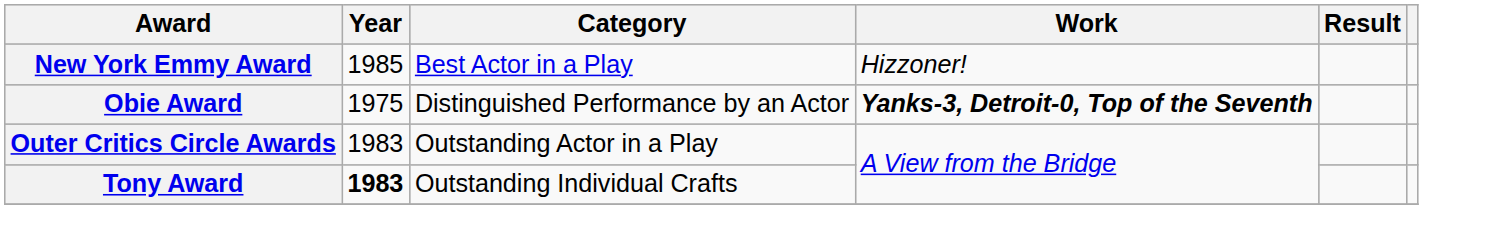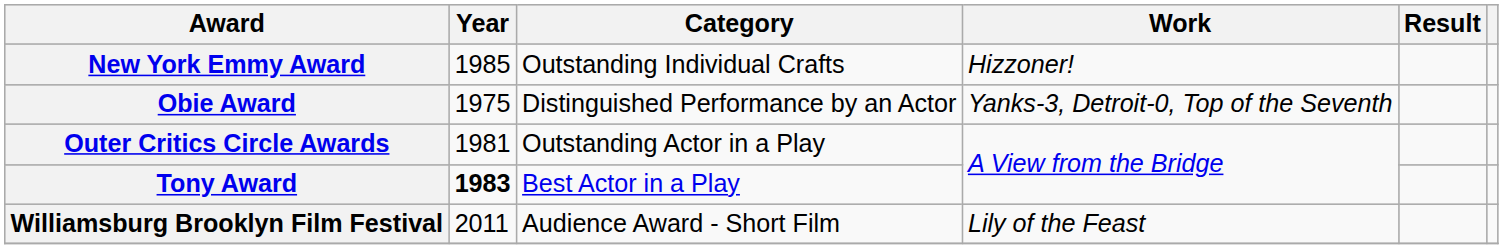(524, 64) Best Actor in a Play -> (683, 64) Outstanding Individual Crafts
(1087, 104) bold -> (1180, 104) normal
(375, 143) 1983 -> (483, 143) 1981
(576, 183) Outstanding Individual Crafts -> (631, 183) Best Actor in a Play
+ row: (227, 223)
